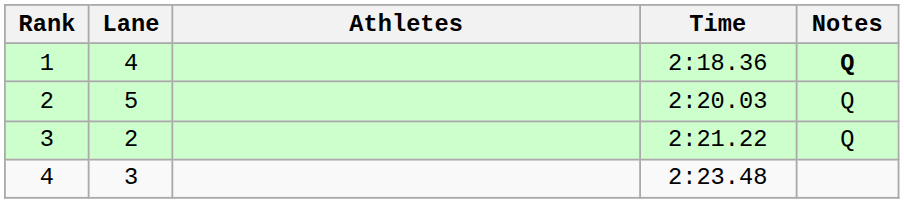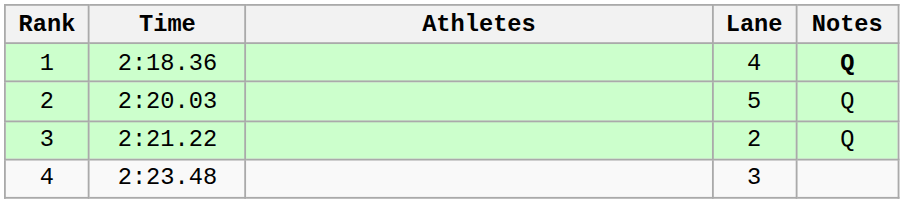columns swapped: (131, 24) <-> (718, 24)
